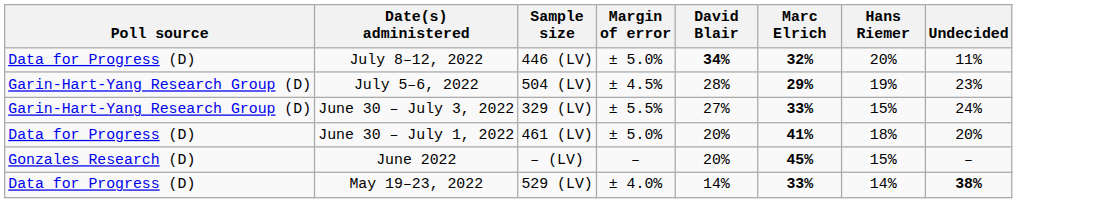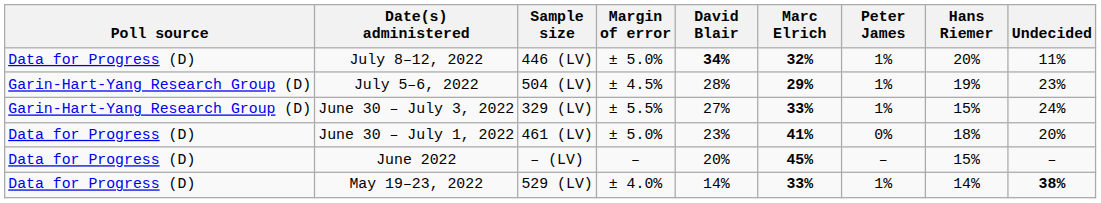+ column: (883, 26)
(716, 134) 20% -> (716, 134) 23%
(102, 159) Gonzales Research (D) -> (102, 159) Data for Progress (D)
